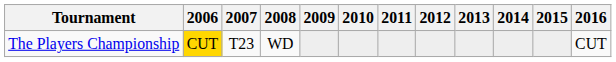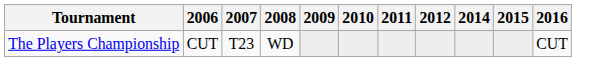- column: (474, 17)
(202, 43) gold background -> (202, 43) no background
